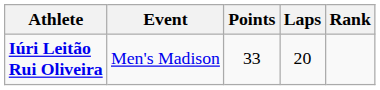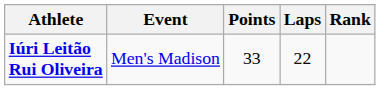(302, 59) 20 -> (302, 59) 22
